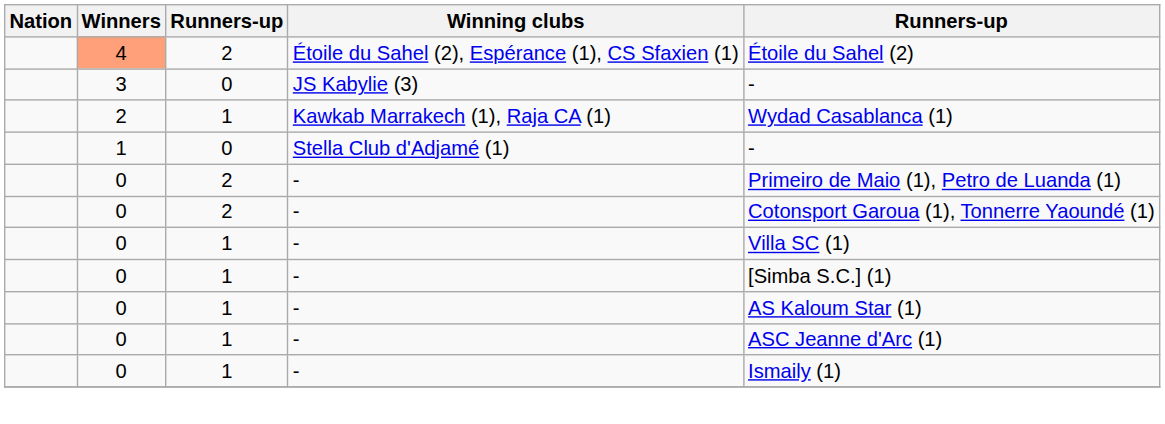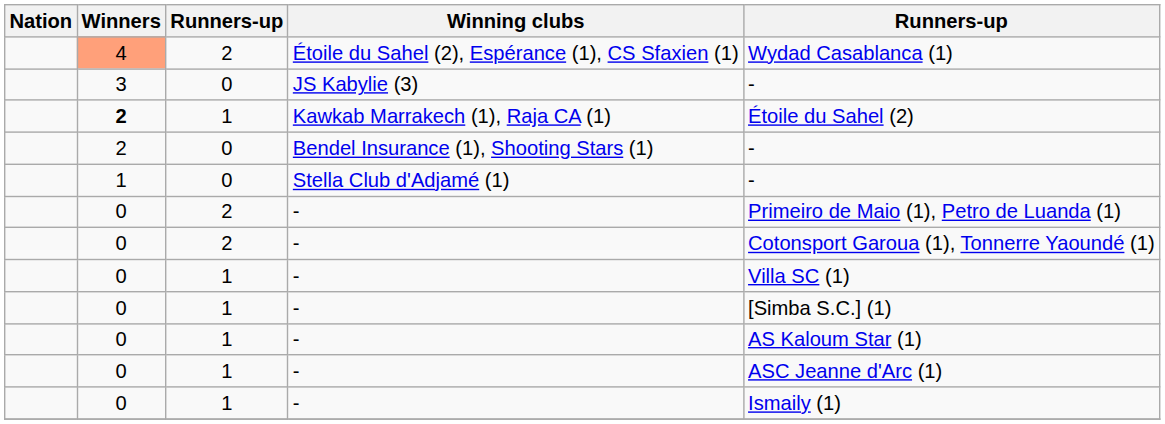(831, 53) Étoile du Sahel (2) -> (850, 53) Wydad Casablanca (1)
(121, 117) normal -> (121, 117) bold
(850, 117) Wydad Casablanca (1) -> (831, 117) Étoile du Sahel (2)
+ row: (227, 148)
